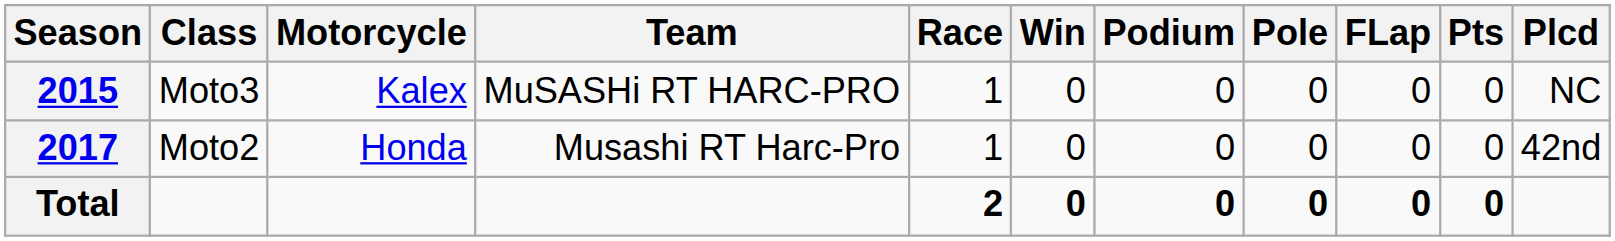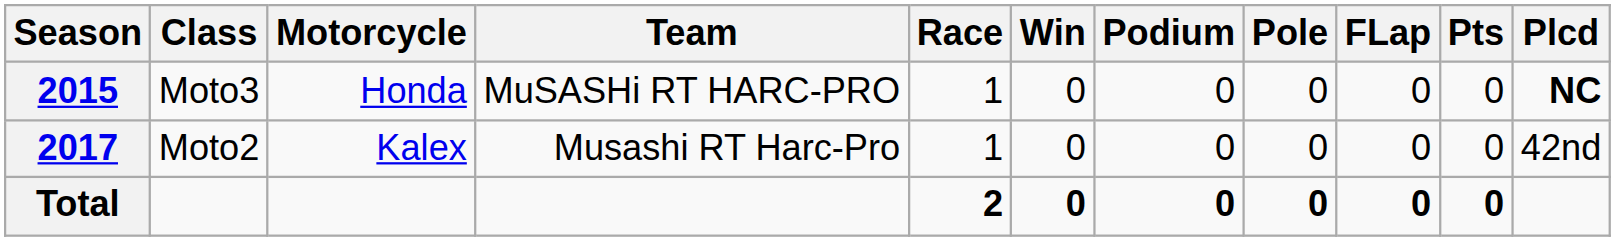(422, 90) Kalex -> (414, 90) Honda
(1575, 90) normal -> (1575, 90) bold
(414, 147) Honda -> (422, 147) Kalex
